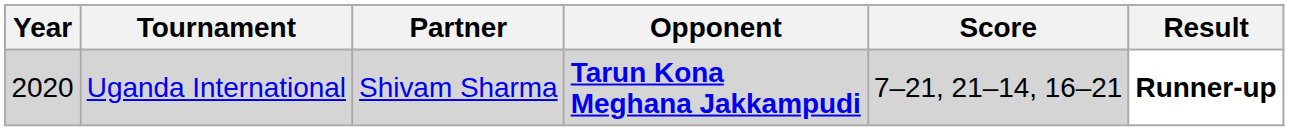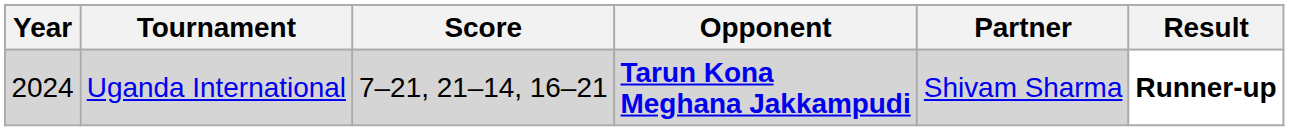columns swapped: (458, 27) <-> (998, 27)
(43, 87) 2020 -> (43, 87) 2024
